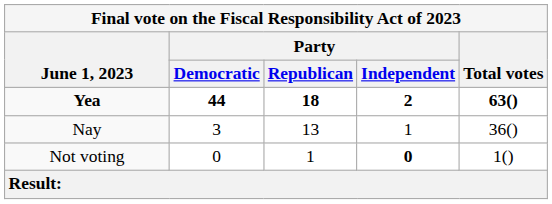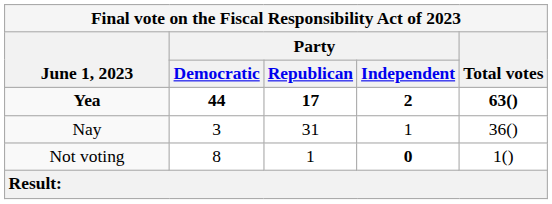(310, 101) 18 -> (310, 101) 17
(310, 128) 13 -> (310, 128) 31
(217, 156) 0 -> (217, 156) 8
